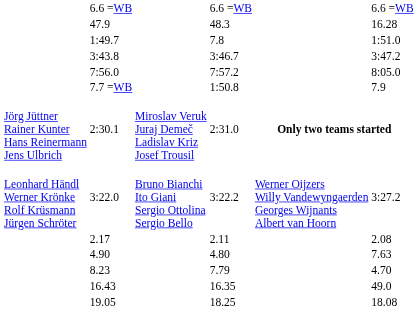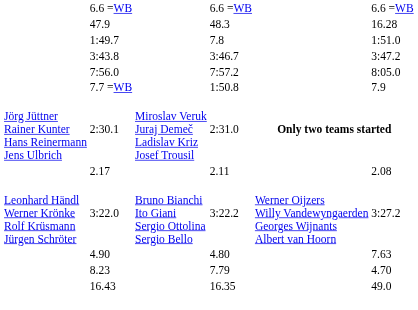rows swapped: (104, 197) <-> (100, 239)
- row: (103, 302)
